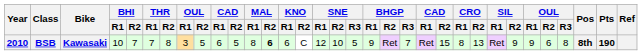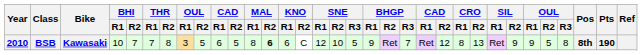(445, 42) 15 -> (445, 42) 12
(549, 42) 6 -> (549, 42) 5
